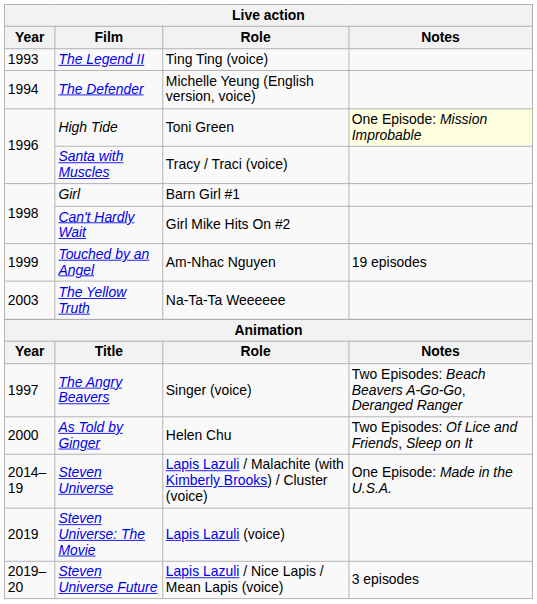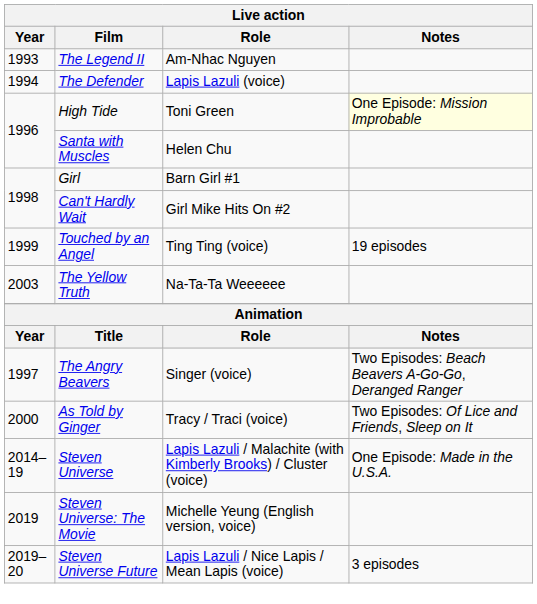(217, 59) Ting Ting (voice) -> (221, 59) Am-Nhac Nguyen
(240, 89) Michelle Yeung (English version, voice) -> (225, 81) Lapis Lazuli (voice)
(227, 165) Tracy / Traci (voice) -> (199, 149) Helen Chu
(221, 262) Am-Nhac Nguyen -> (217, 246) Ting Ting (voice)
(199, 435) Helen Chu -> (227, 419) Tracy / Traci (voice)
(225, 534) Lapis Lazuli (voice) -> (240, 518) Michelle Yeung (English version, voice)
